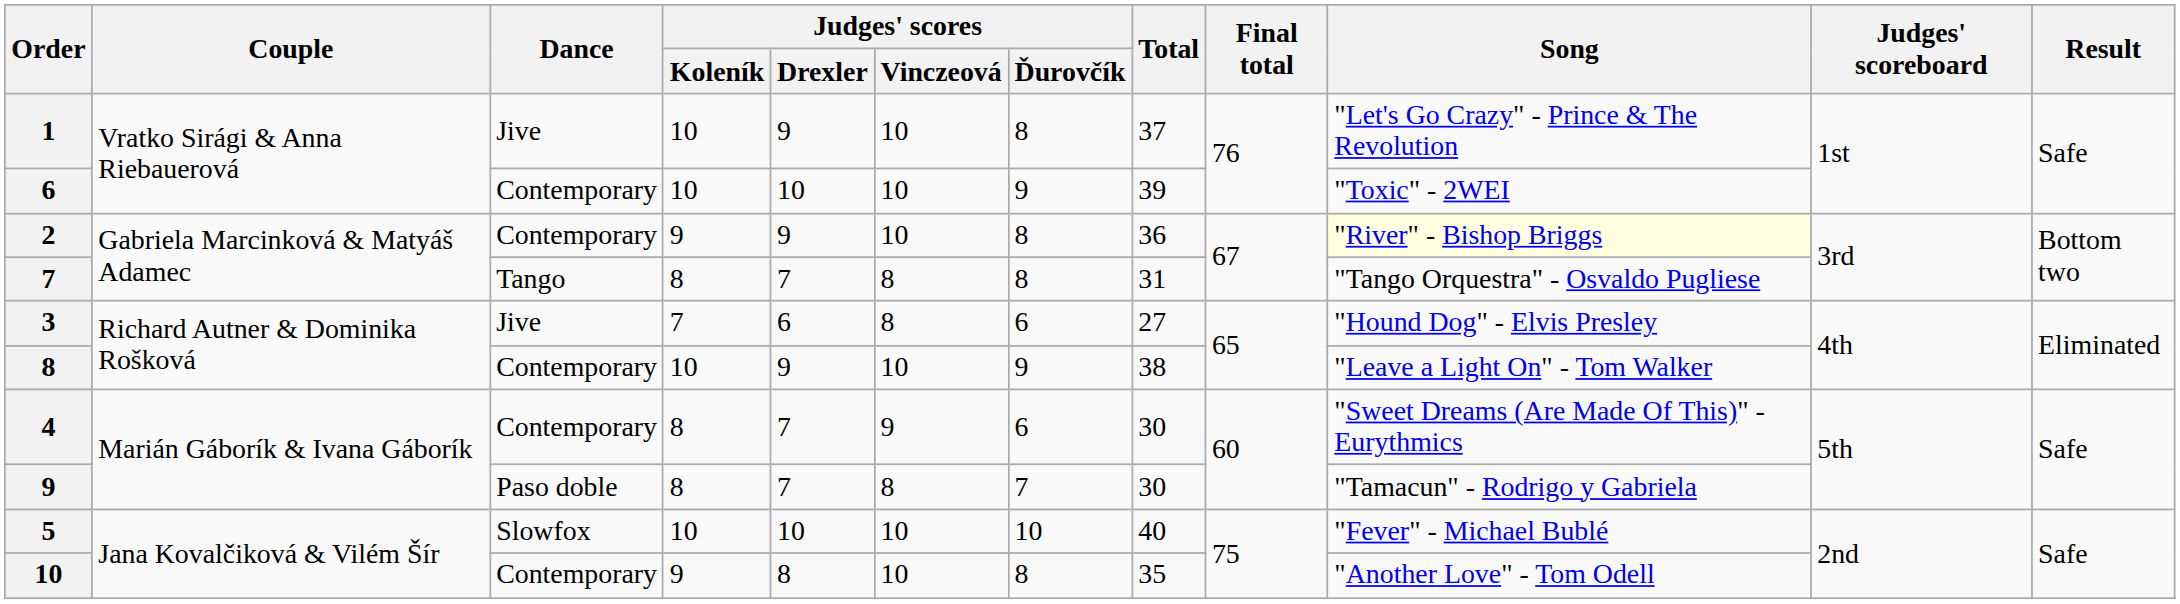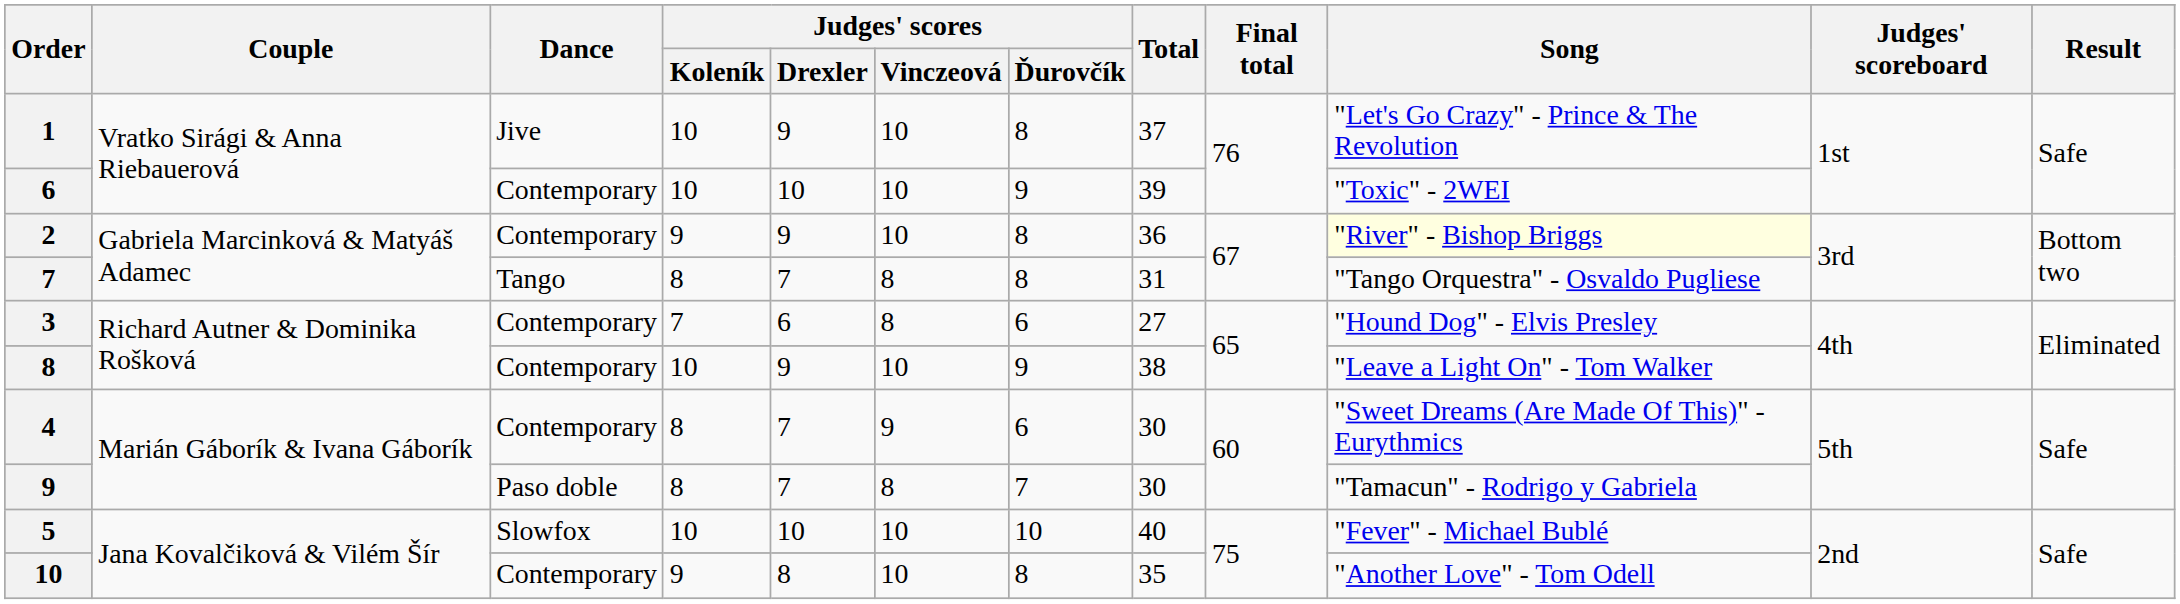(519, 322) Jive -> (577, 322) Contemporary
